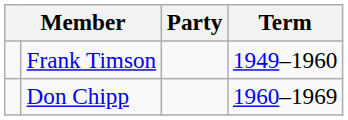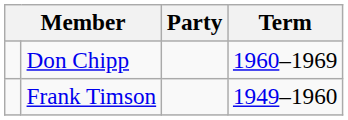rows swapped: (91, 59) <-> (78, 96)
